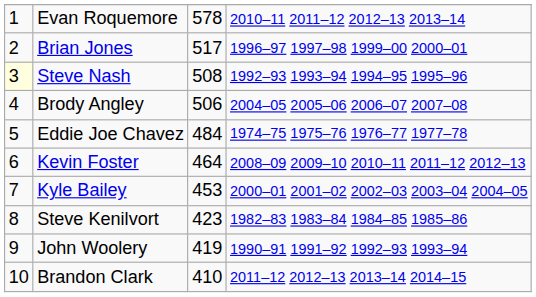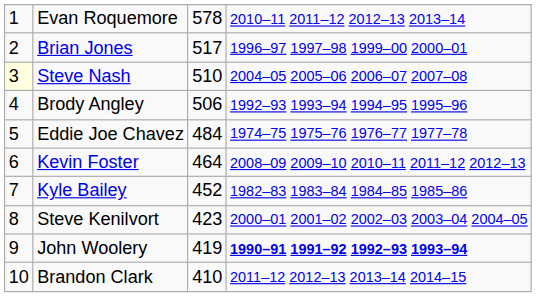(207, 76) 508 -> (207, 76) 510
(349, 76) 1992–93 1993–94 1994–95 1995–96 -> (349, 76) 2004–05 2005–06 2006–07 2007–08
(349, 105) 2004–05 2005–06 2006–07 2007–08 -> (349, 105) 1992–93 1993–94 1994–95 1995–96
(207, 190) 453 -> (207, 190) 452
(379, 191) 2000–01 2001–02 2002–03 2003–04 2004–05 -> (349, 191) 1982–83 1983–84 1984–85 1985–86
(349, 220) 1982–83 1983–84 1984–85 1985–86 -> (379, 220) 2000–01 2001–02 2002–03 2003–04 2004–05
(349, 248) normal -> (349, 248) bold
